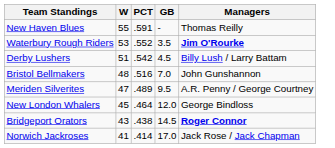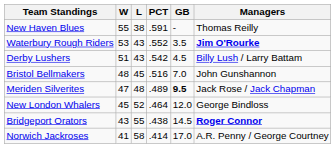+ column: (139, 12)
(164, 89) normal -> (180, 89) bold
(247, 89) A.R. Penny / George Courtney -> (256, 89) Jack Rose / Jack Chapman
(240, 136) Jack Rose / Jack Chapman -> (263, 136) A.R. Penny / George Courtney
